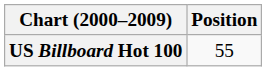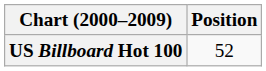(224, 50) 55 -> (224, 50) 52
